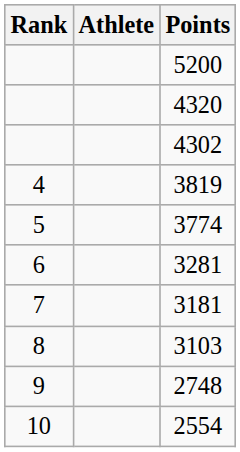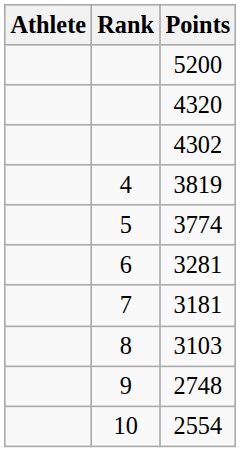columns swapped: (39, 24) <-> (116, 24)
